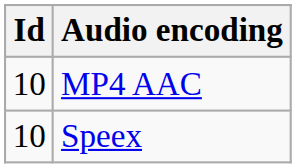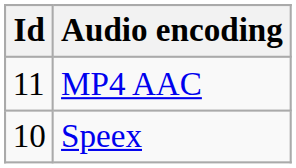(29, 83) 10 -> (29, 83) 11
